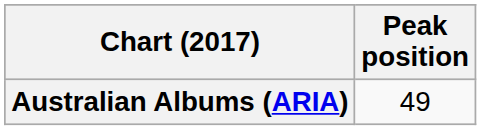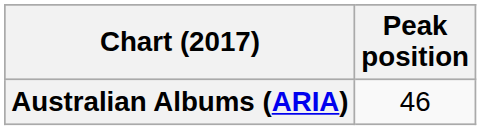(415, 101) 49 -> (415, 101) 46
